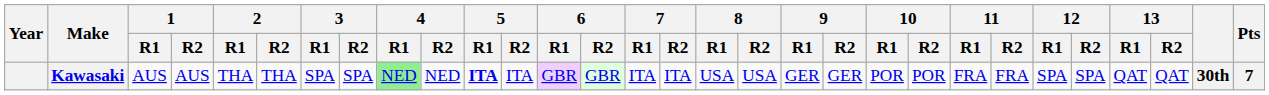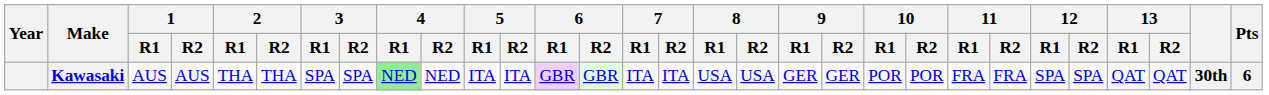(483, 76) bold -> (482, 76) normal
(1249, 76) 7 -> (1247, 76) 6
